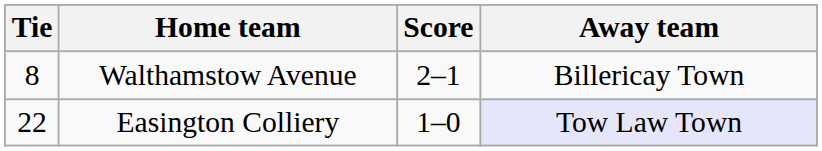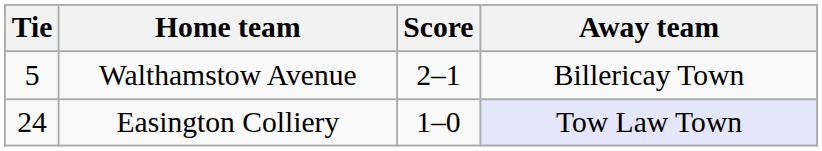(32, 74) 8 -> (32, 74) 5
(32, 121) 22 -> (32, 121) 24
